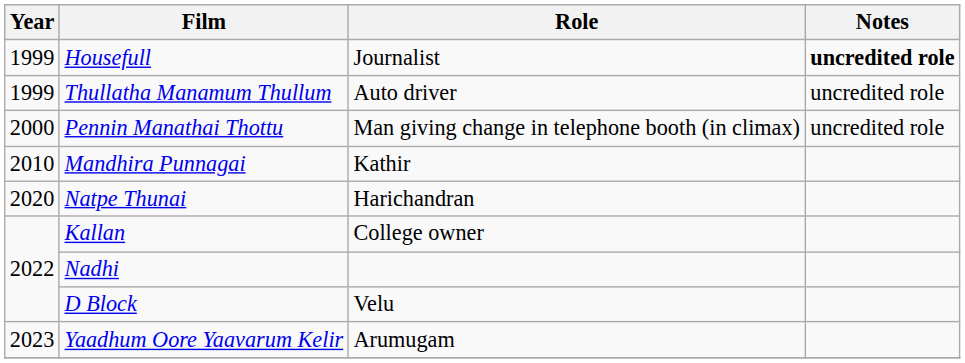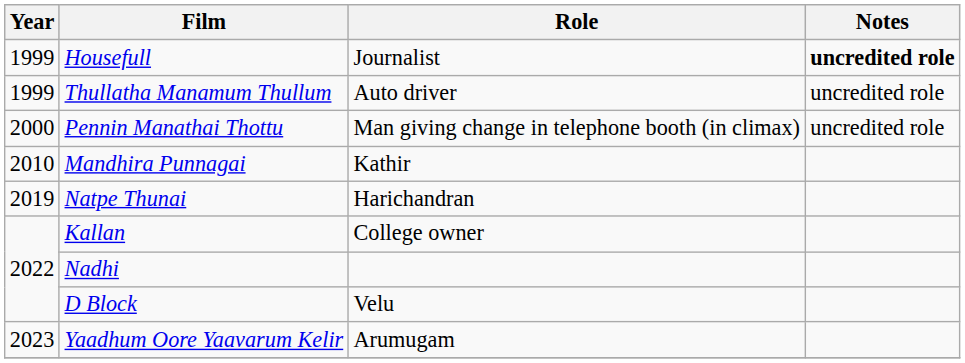(32, 198) 2020 -> (32, 198) 2019
